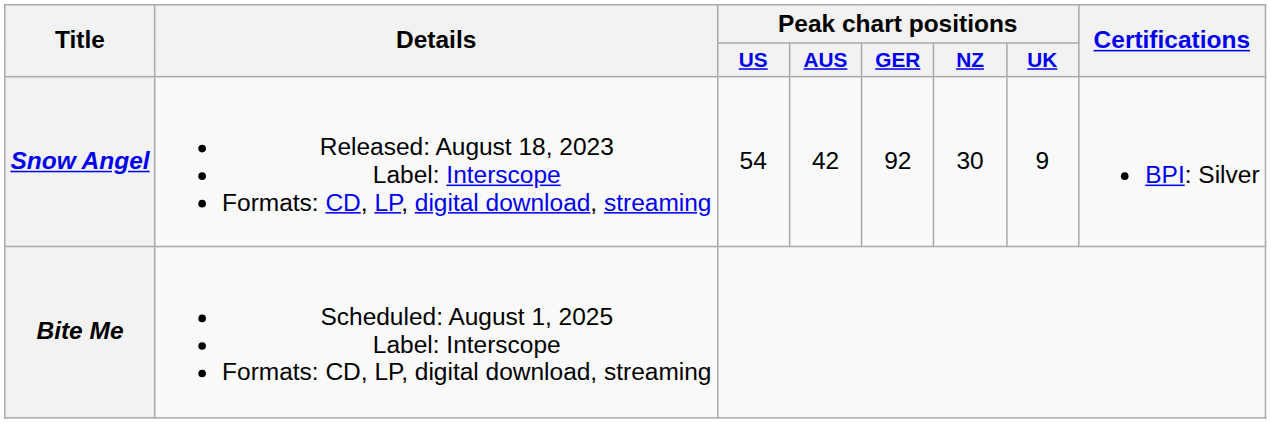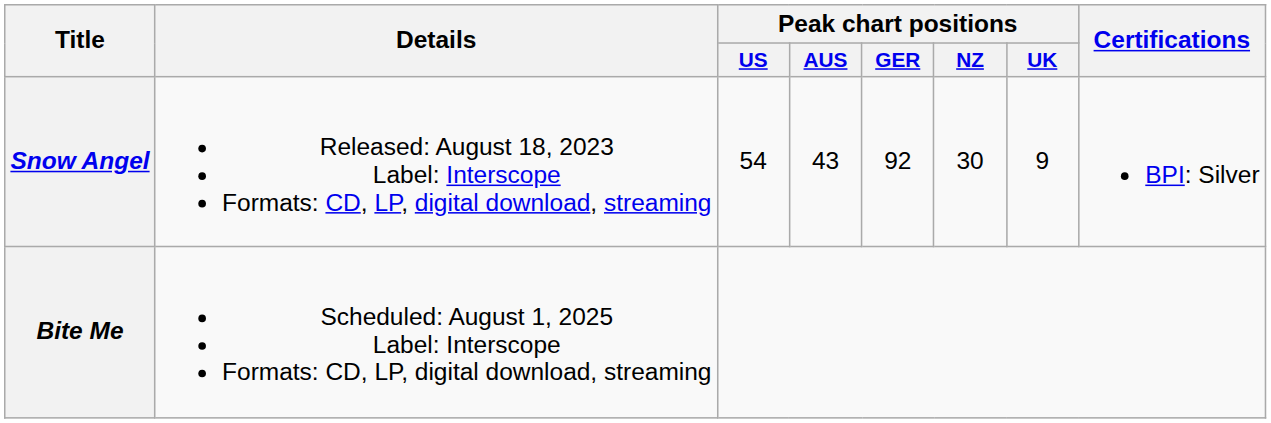(826, 161) 42 -> (826, 161) 43
